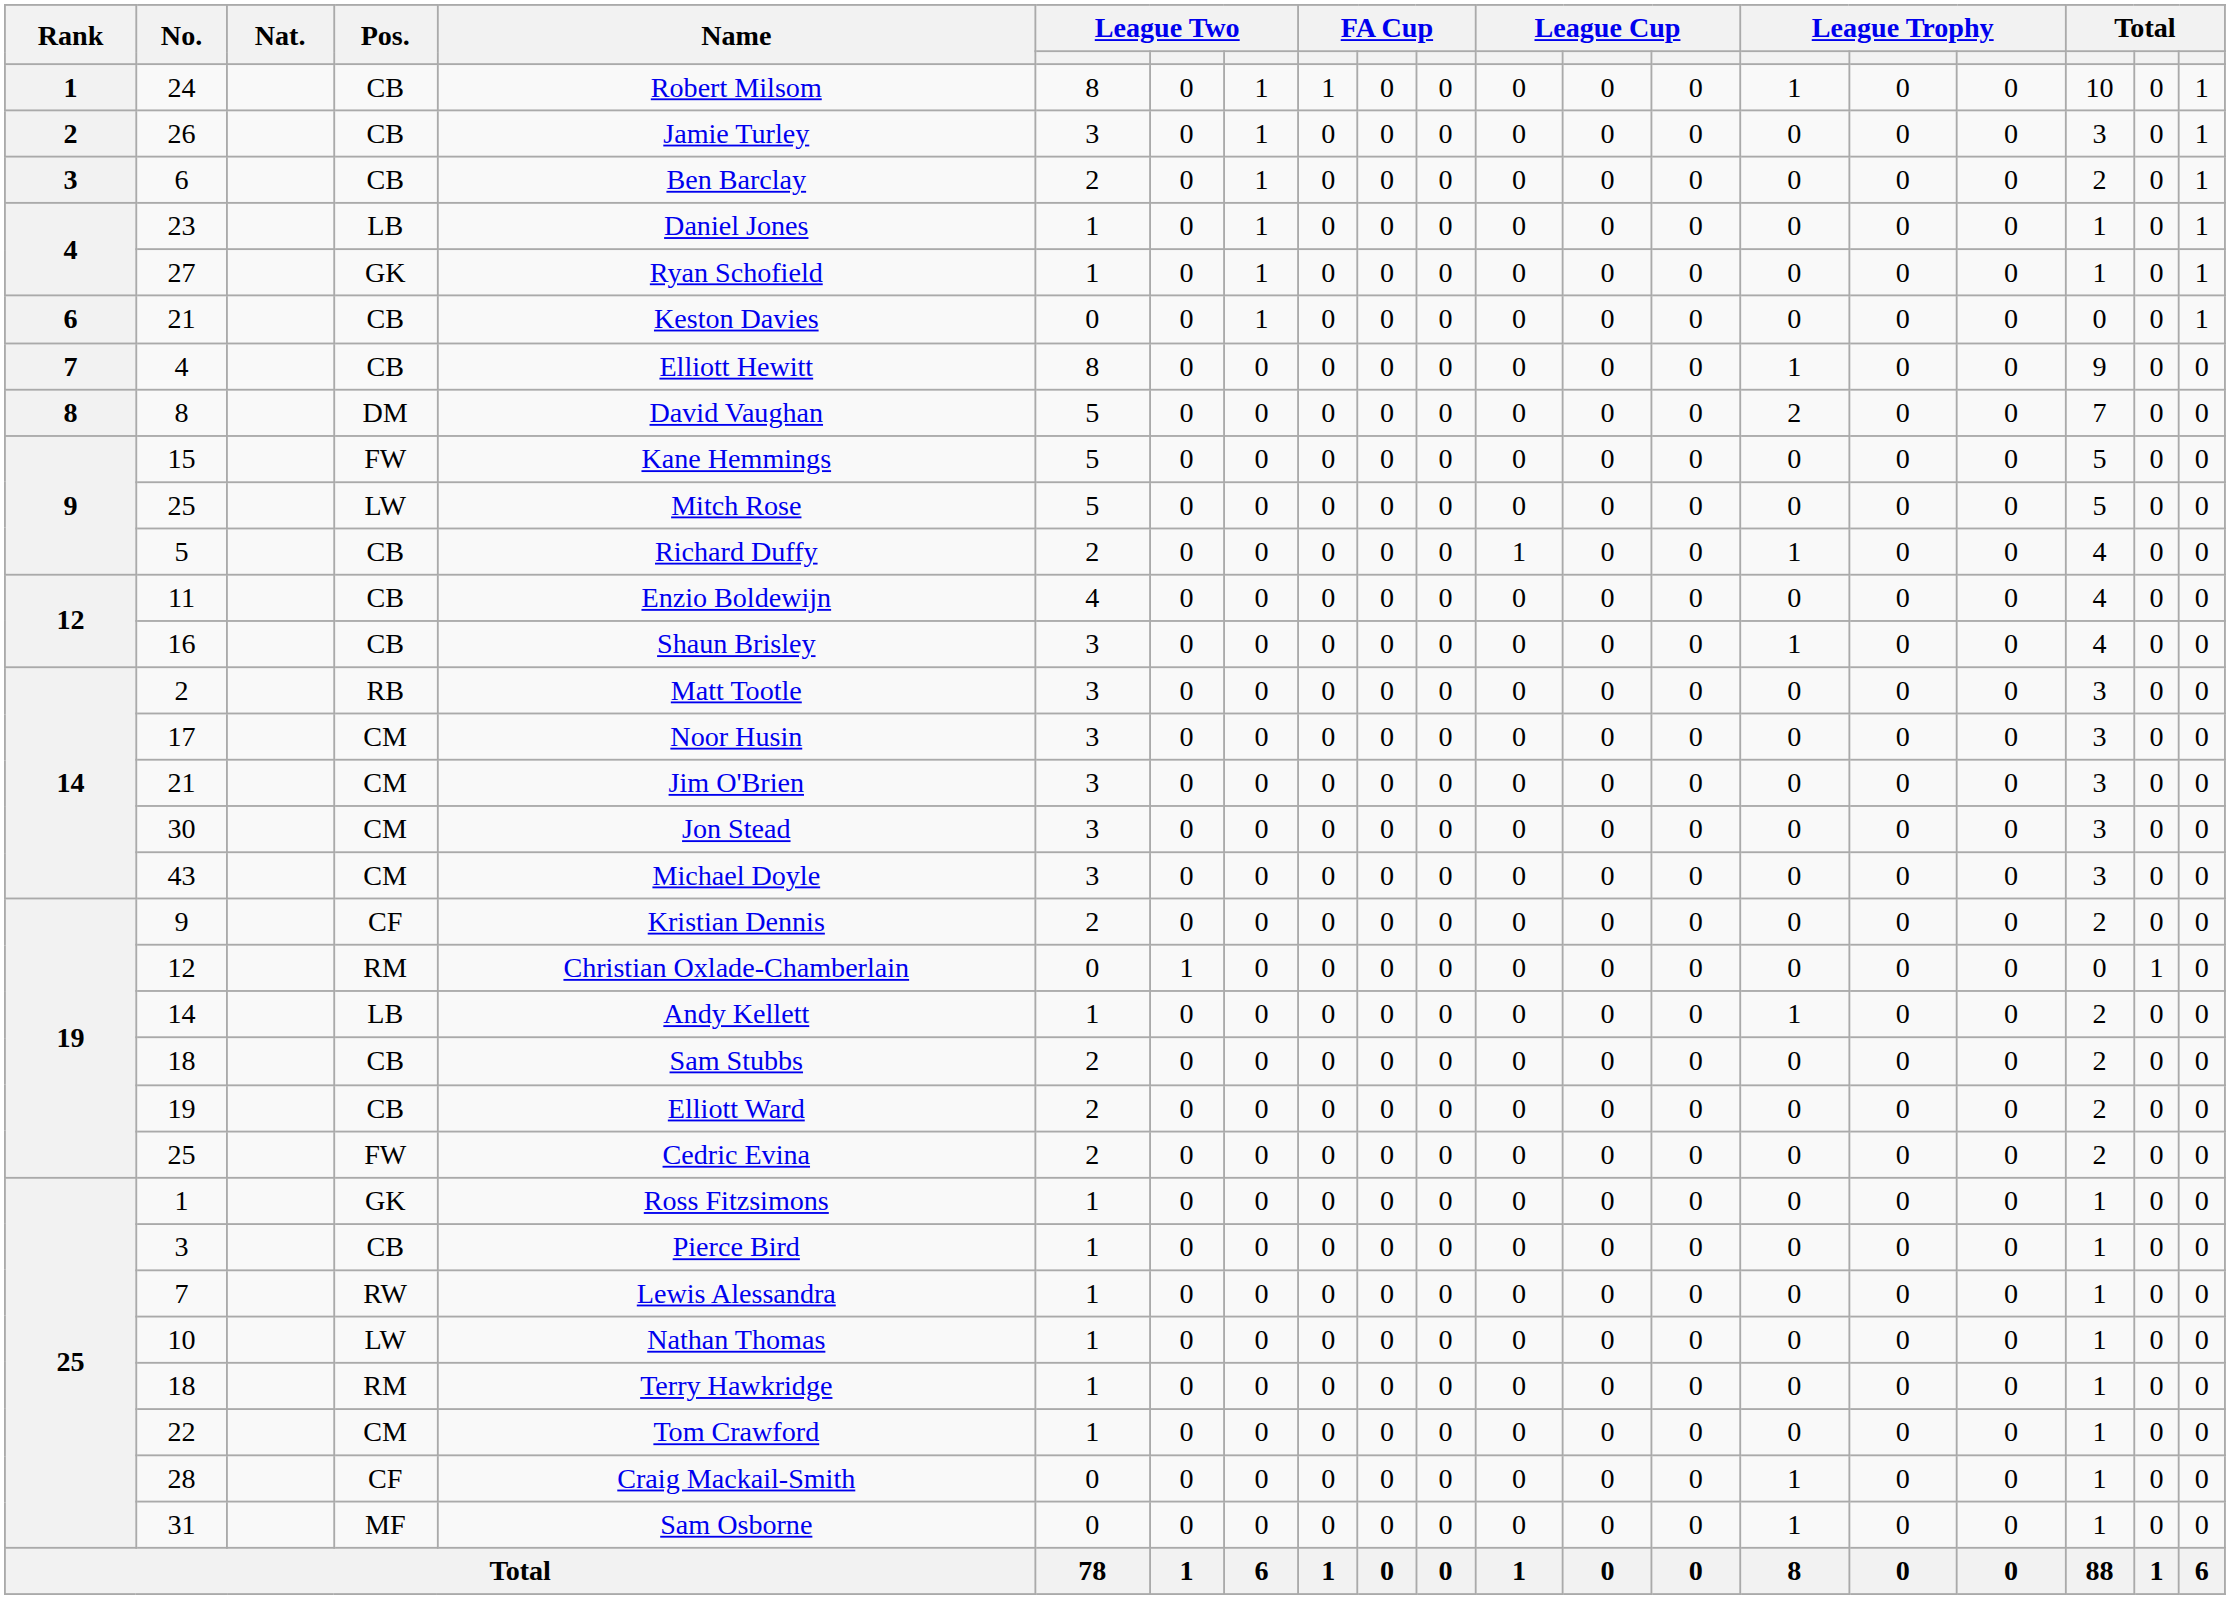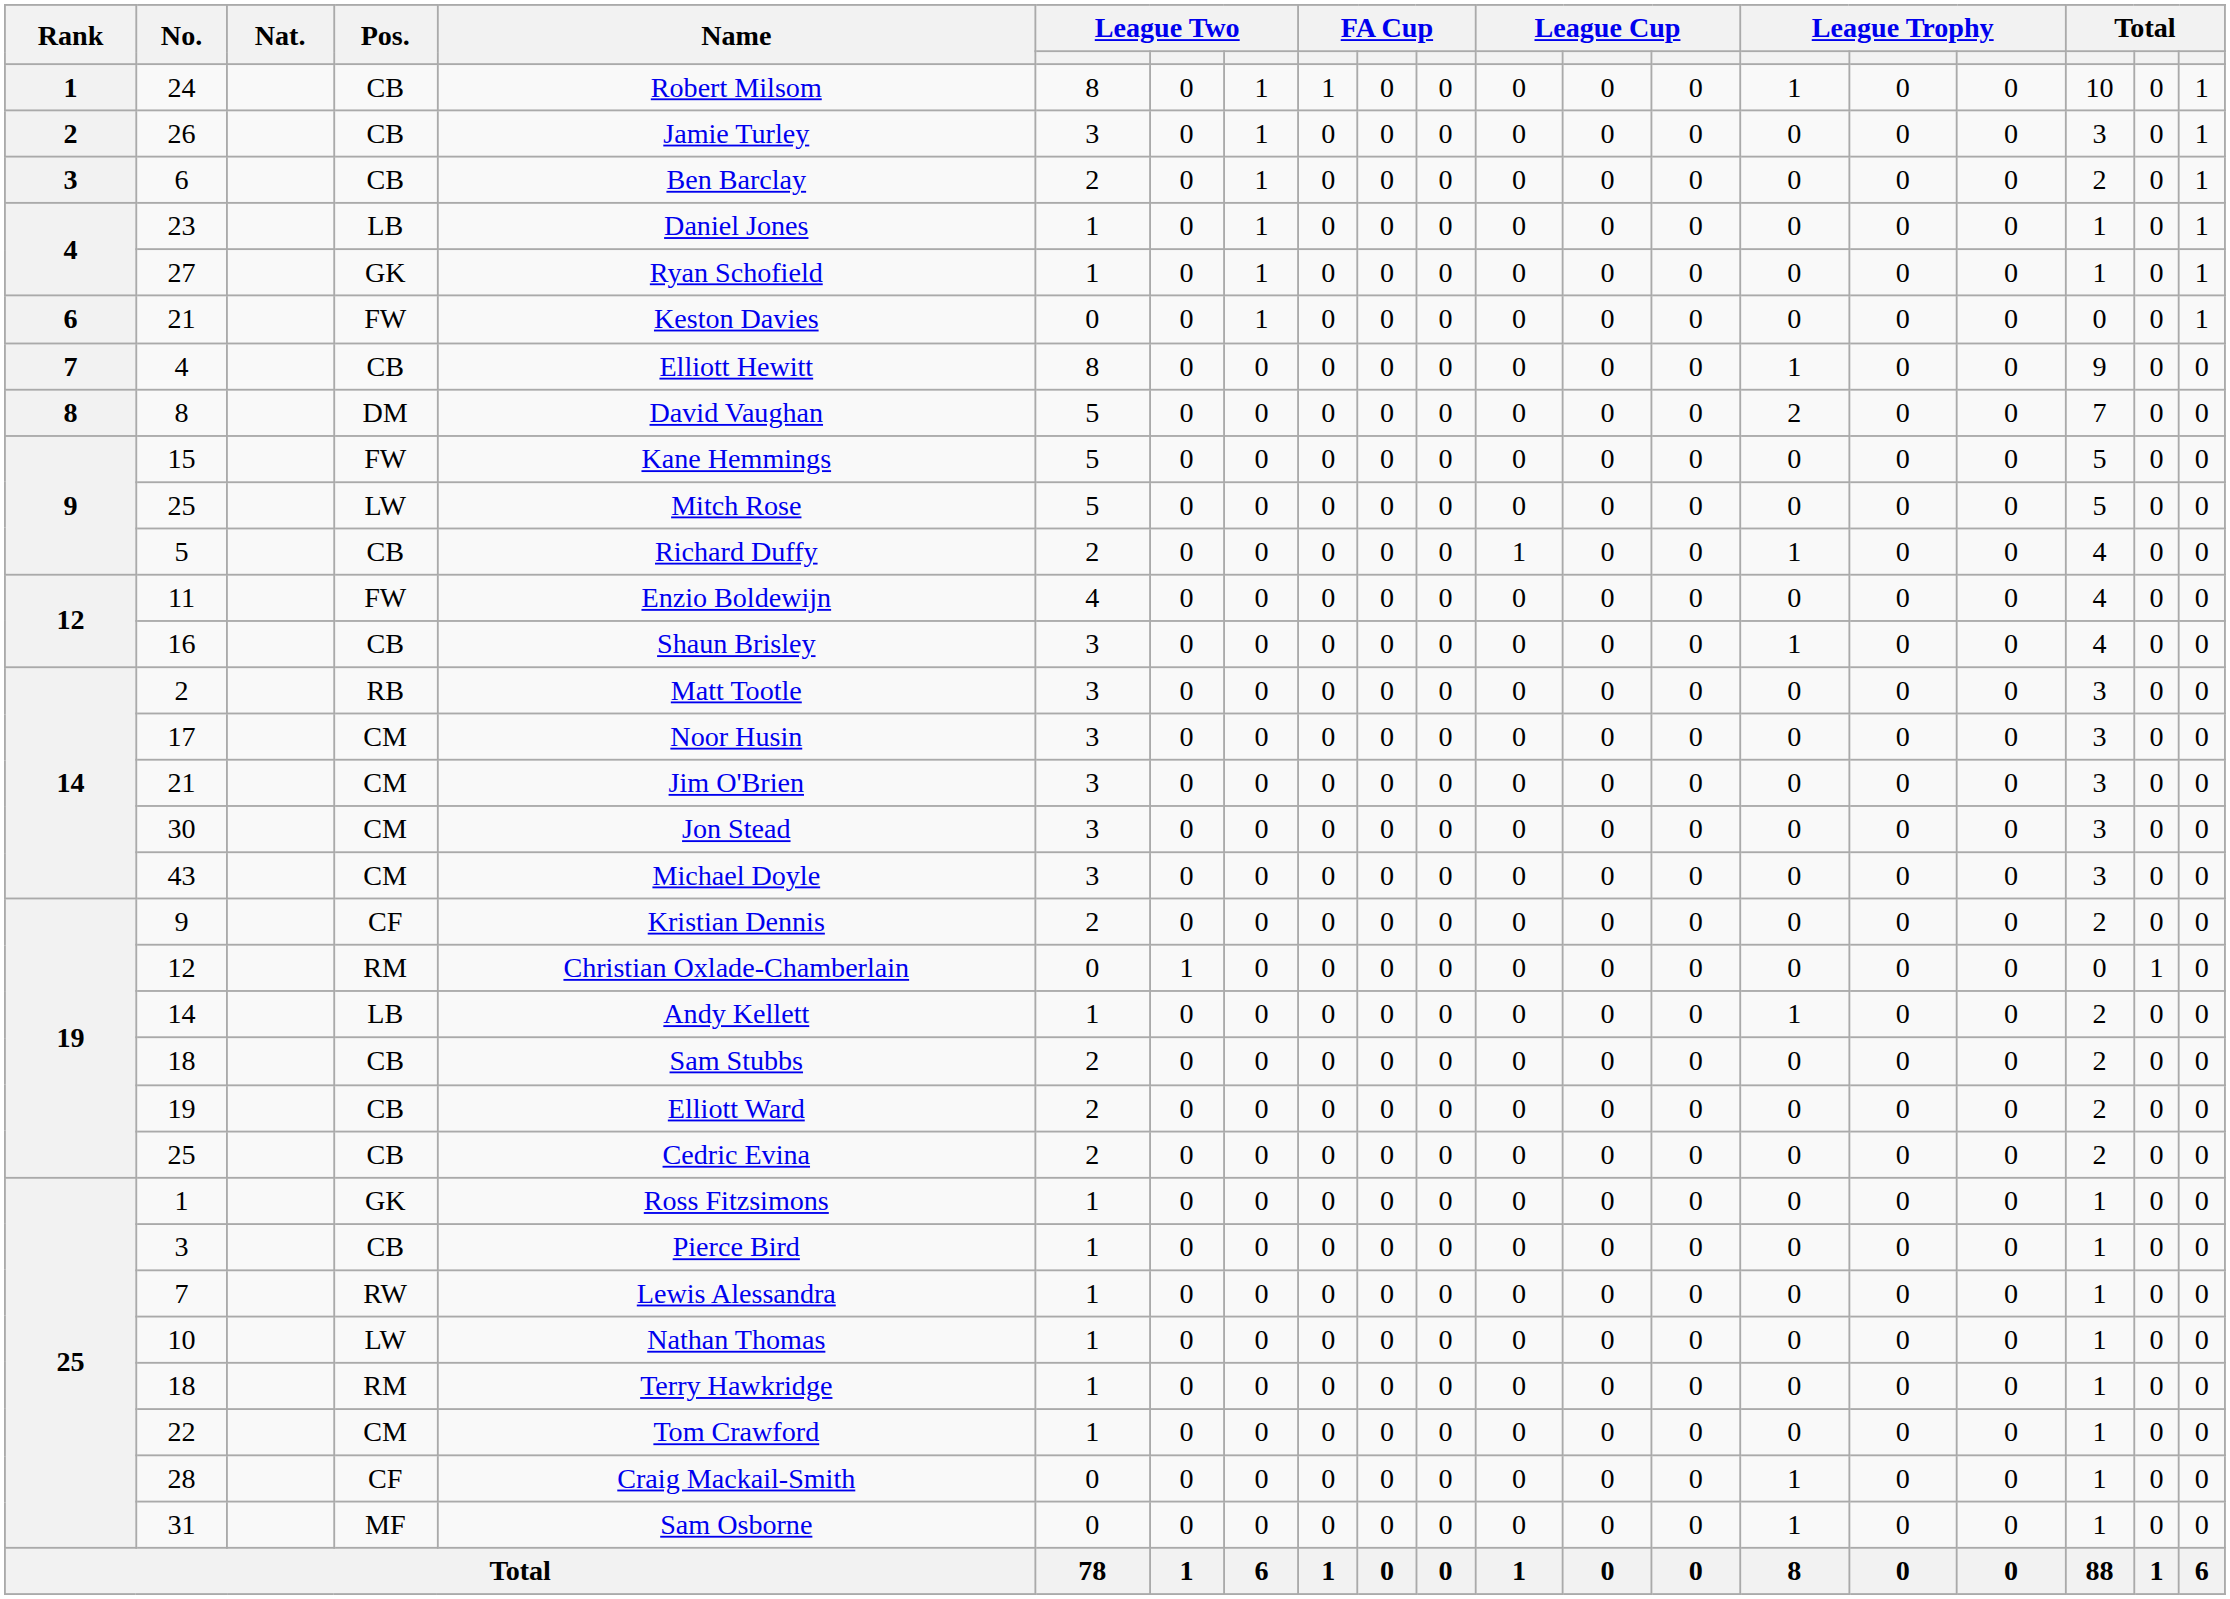(385, 319) CB -> (385, 319) FW
(385, 597) CB -> (385, 597) FW
(385, 1153) FW -> (385, 1153) CB
